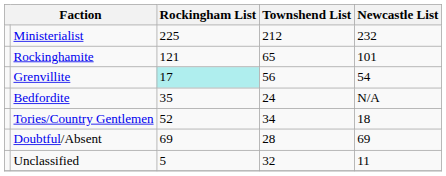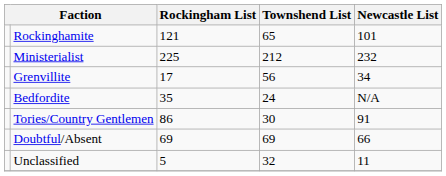rows swapped: (48, 35) <-> (54, 56)
(166, 77) paleturquoise background -> (166, 77) no background
(364, 77) 54 -> (364, 77) 34
(166, 118) 52 -> (166, 118) 86
(269, 118) 34 -> (269, 118) 30
(364, 118) 18 -> (364, 118) 91
(269, 139) 28 -> (269, 139) 69
(364, 139) 69 -> (364, 139) 66
